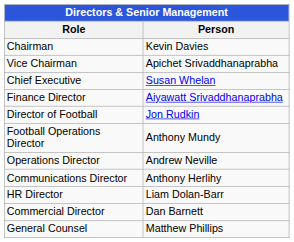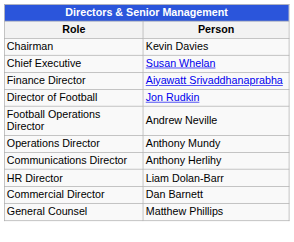- row: (42, 64)
(183, 138) Anthony Mundy -> (181, 121) Andrew Neville
(181, 161) Andrew Neville -> (183, 144) Anthony Mundy
